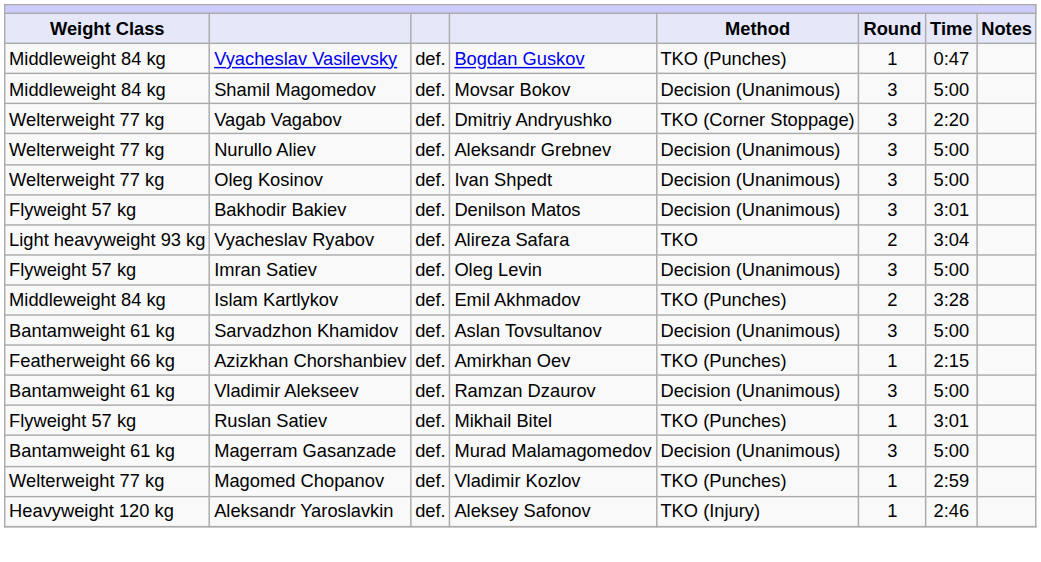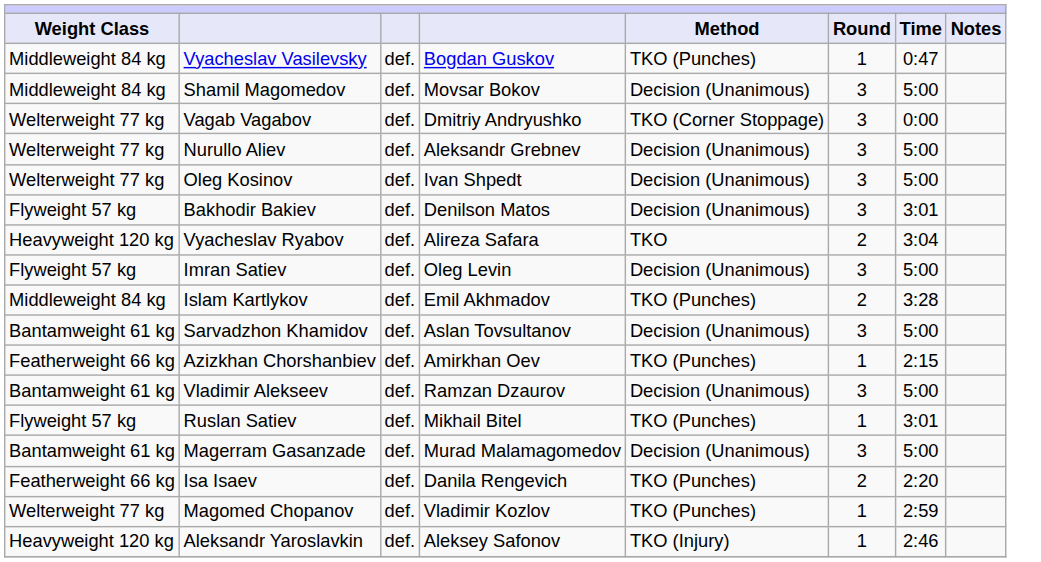(951, 119) 2:20 -> (921, 119) 0:00
(107, 239) Light heavyweight 93 kg -> (91, 239) Heavyweight 120 kg
+ row: (220, 481)
